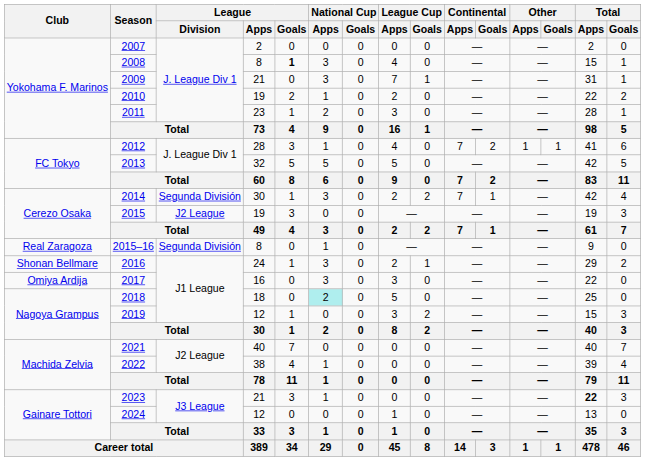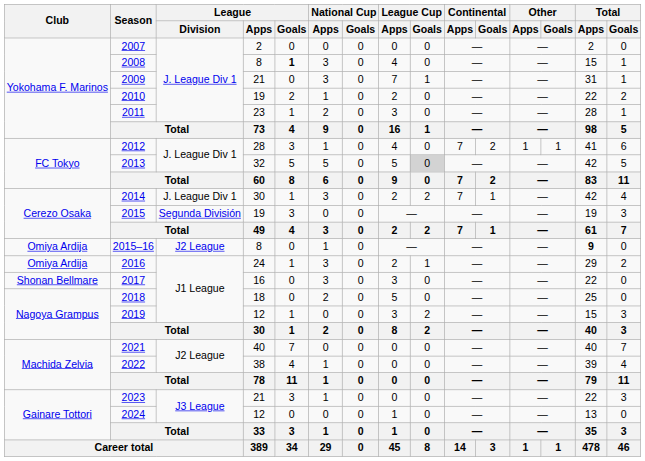(427, 163) no background -> (427, 163) lightgrey background
(200, 197) Segunda División -> (200, 197) J. League Div 1
(200, 213) J2 League -> (200, 213) Segunda División
(57, 247) Real Zaragoza -> (57, 247) Omiya Ardija
(200, 247) Segunda División -> (200, 247) J2 League
(591, 247) normal -> (591, 247) bold
(57, 264) Shonan Bellmare -> (57, 264) Omiya Ardija
(57, 280) Omiya Ardija -> (57, 280) Shonan Bellmare
(326, 297) paleturquoise background -> (326, 297) no background
(591, 398) bold -> (591, 398) normal
